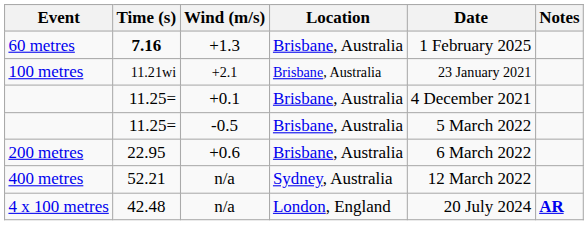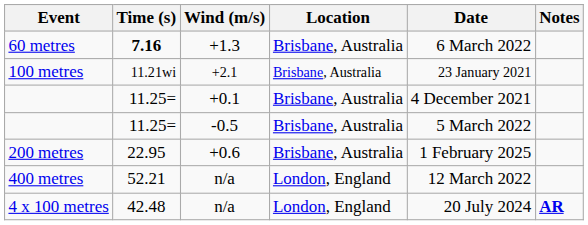(475, 44) 1 February 2025 -> (484, 44) 6 March 2022
(484, 152) 6 March 2022 -> (475, 152) 1 February 2025
(333, 179) Sydney, Australia -> (332, 179) London, England
